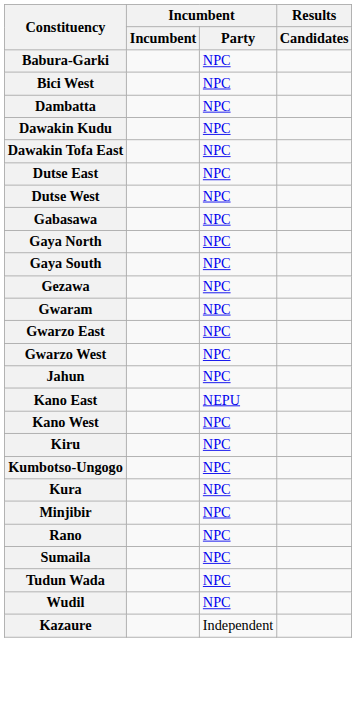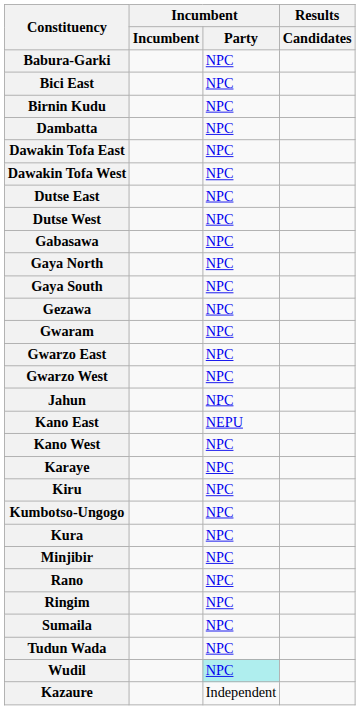+ row: (67, 83)
- row: (65, 83)
+ row: (67, 106)
- row: (65, 128)
+ row: (67, 173)
+ row: (67, 467)
+ row: (67, 602)
(217, 602) no background -> (220, 670) paleturquoise background
